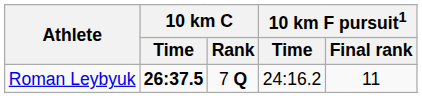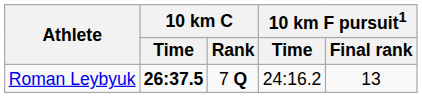(371, 79) 11 -> (371, 79) 13
